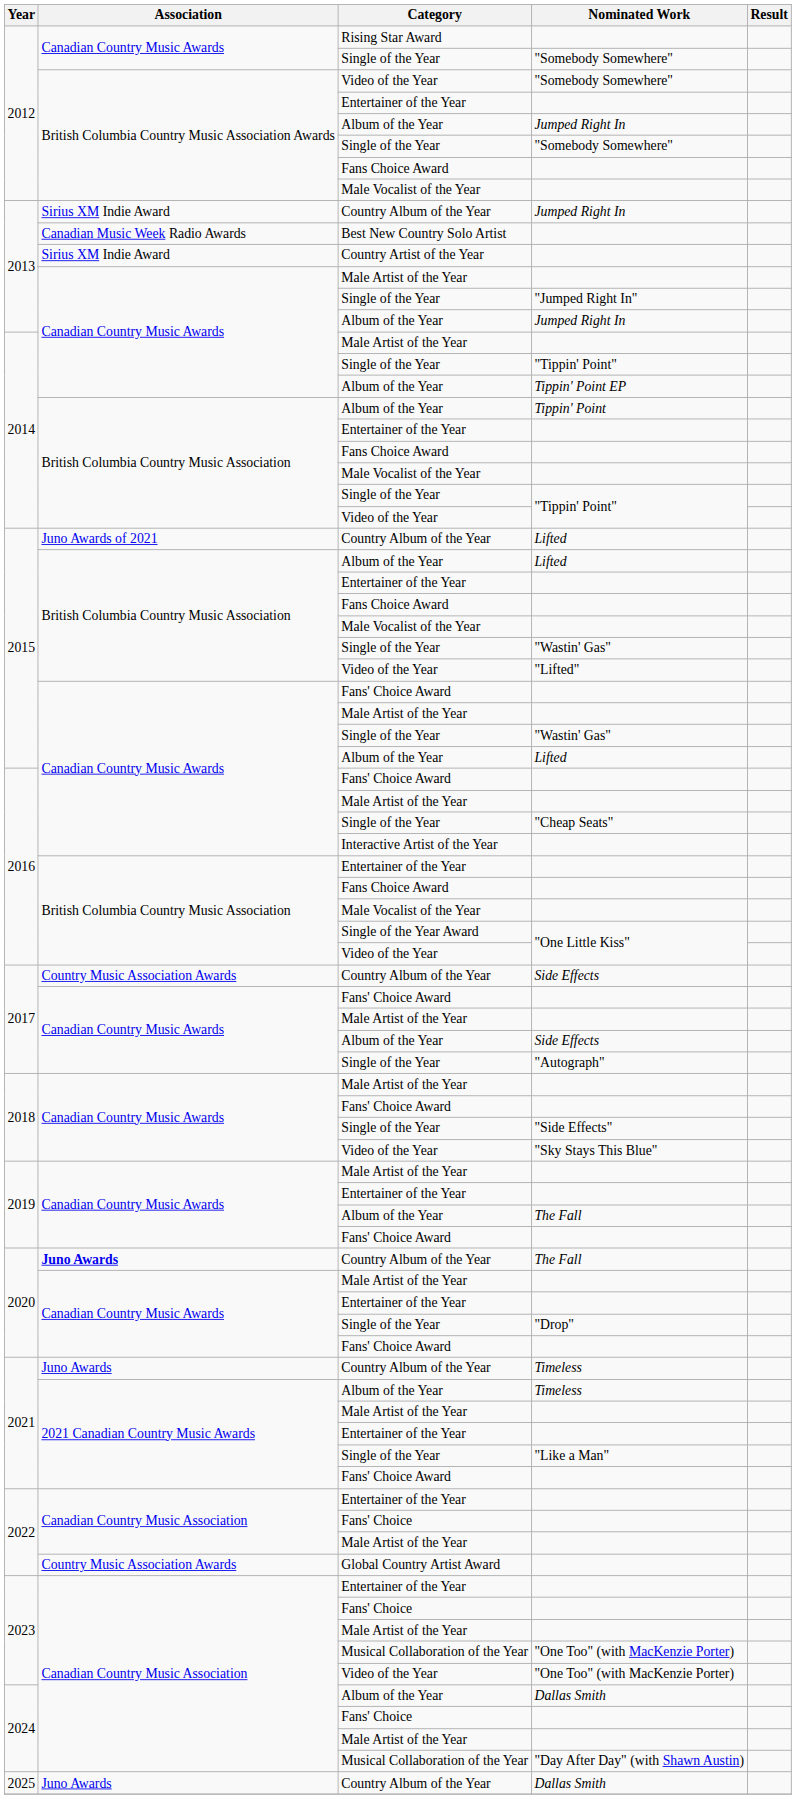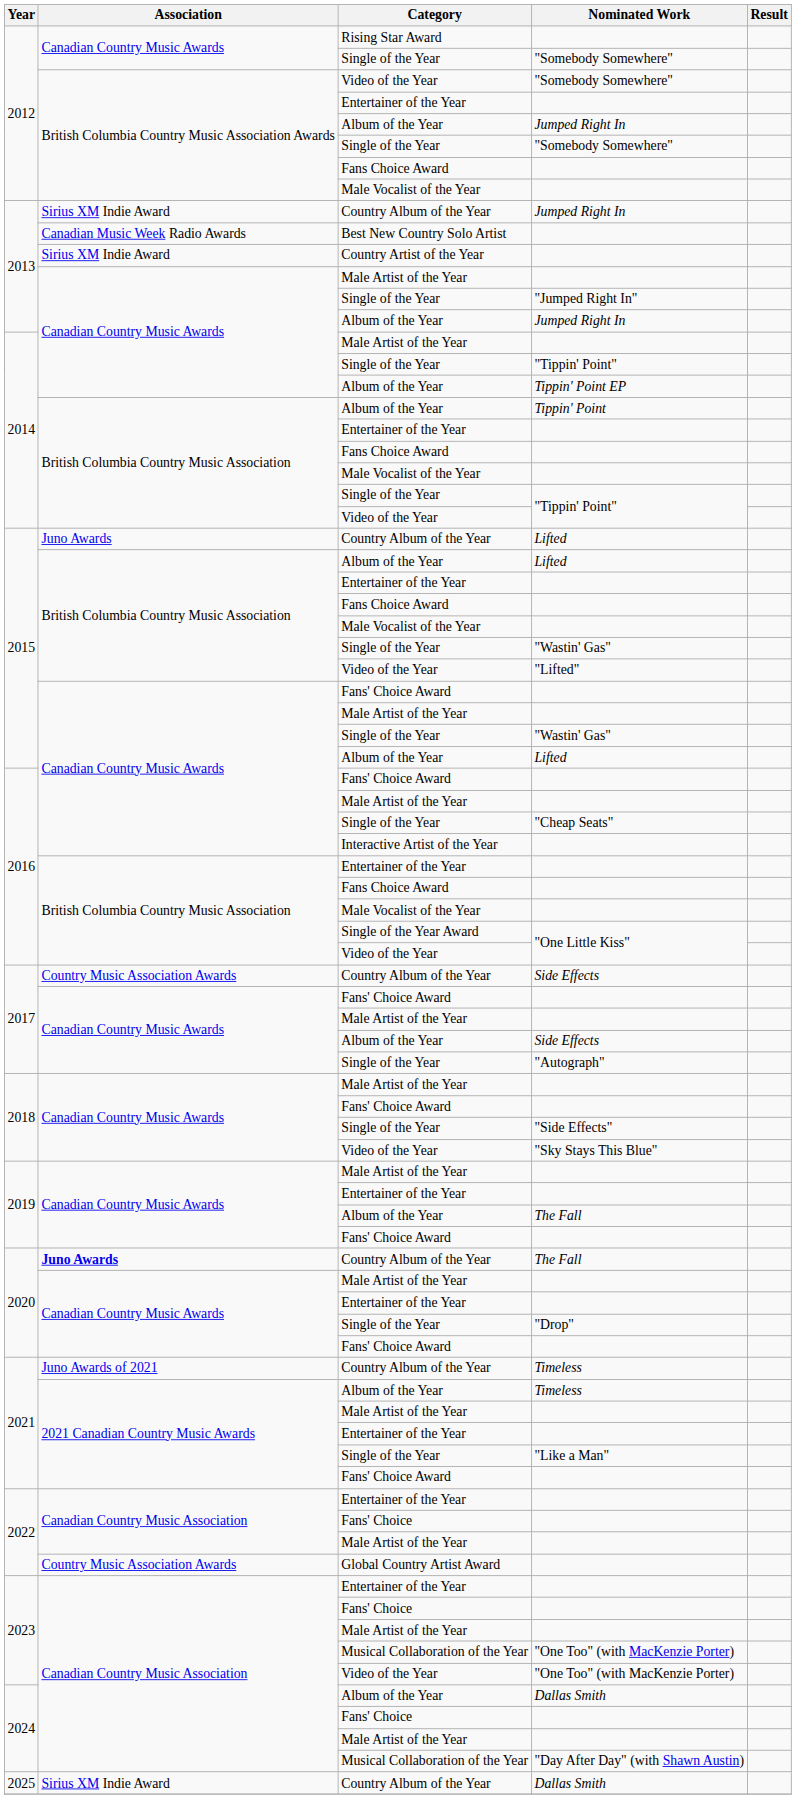(100, 539) Juno Awards of 2021 -> (77, 539) Juno Awards
(77, 1368) Juno Awards -> (100, 1368) Juno Awards of 2021
(77, 1783) Juno Awards -> (106, 1783) Sirius XM Indie Award
